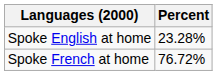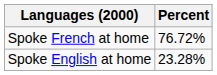rows swapped: (78, 60) <-> (80, 38)
